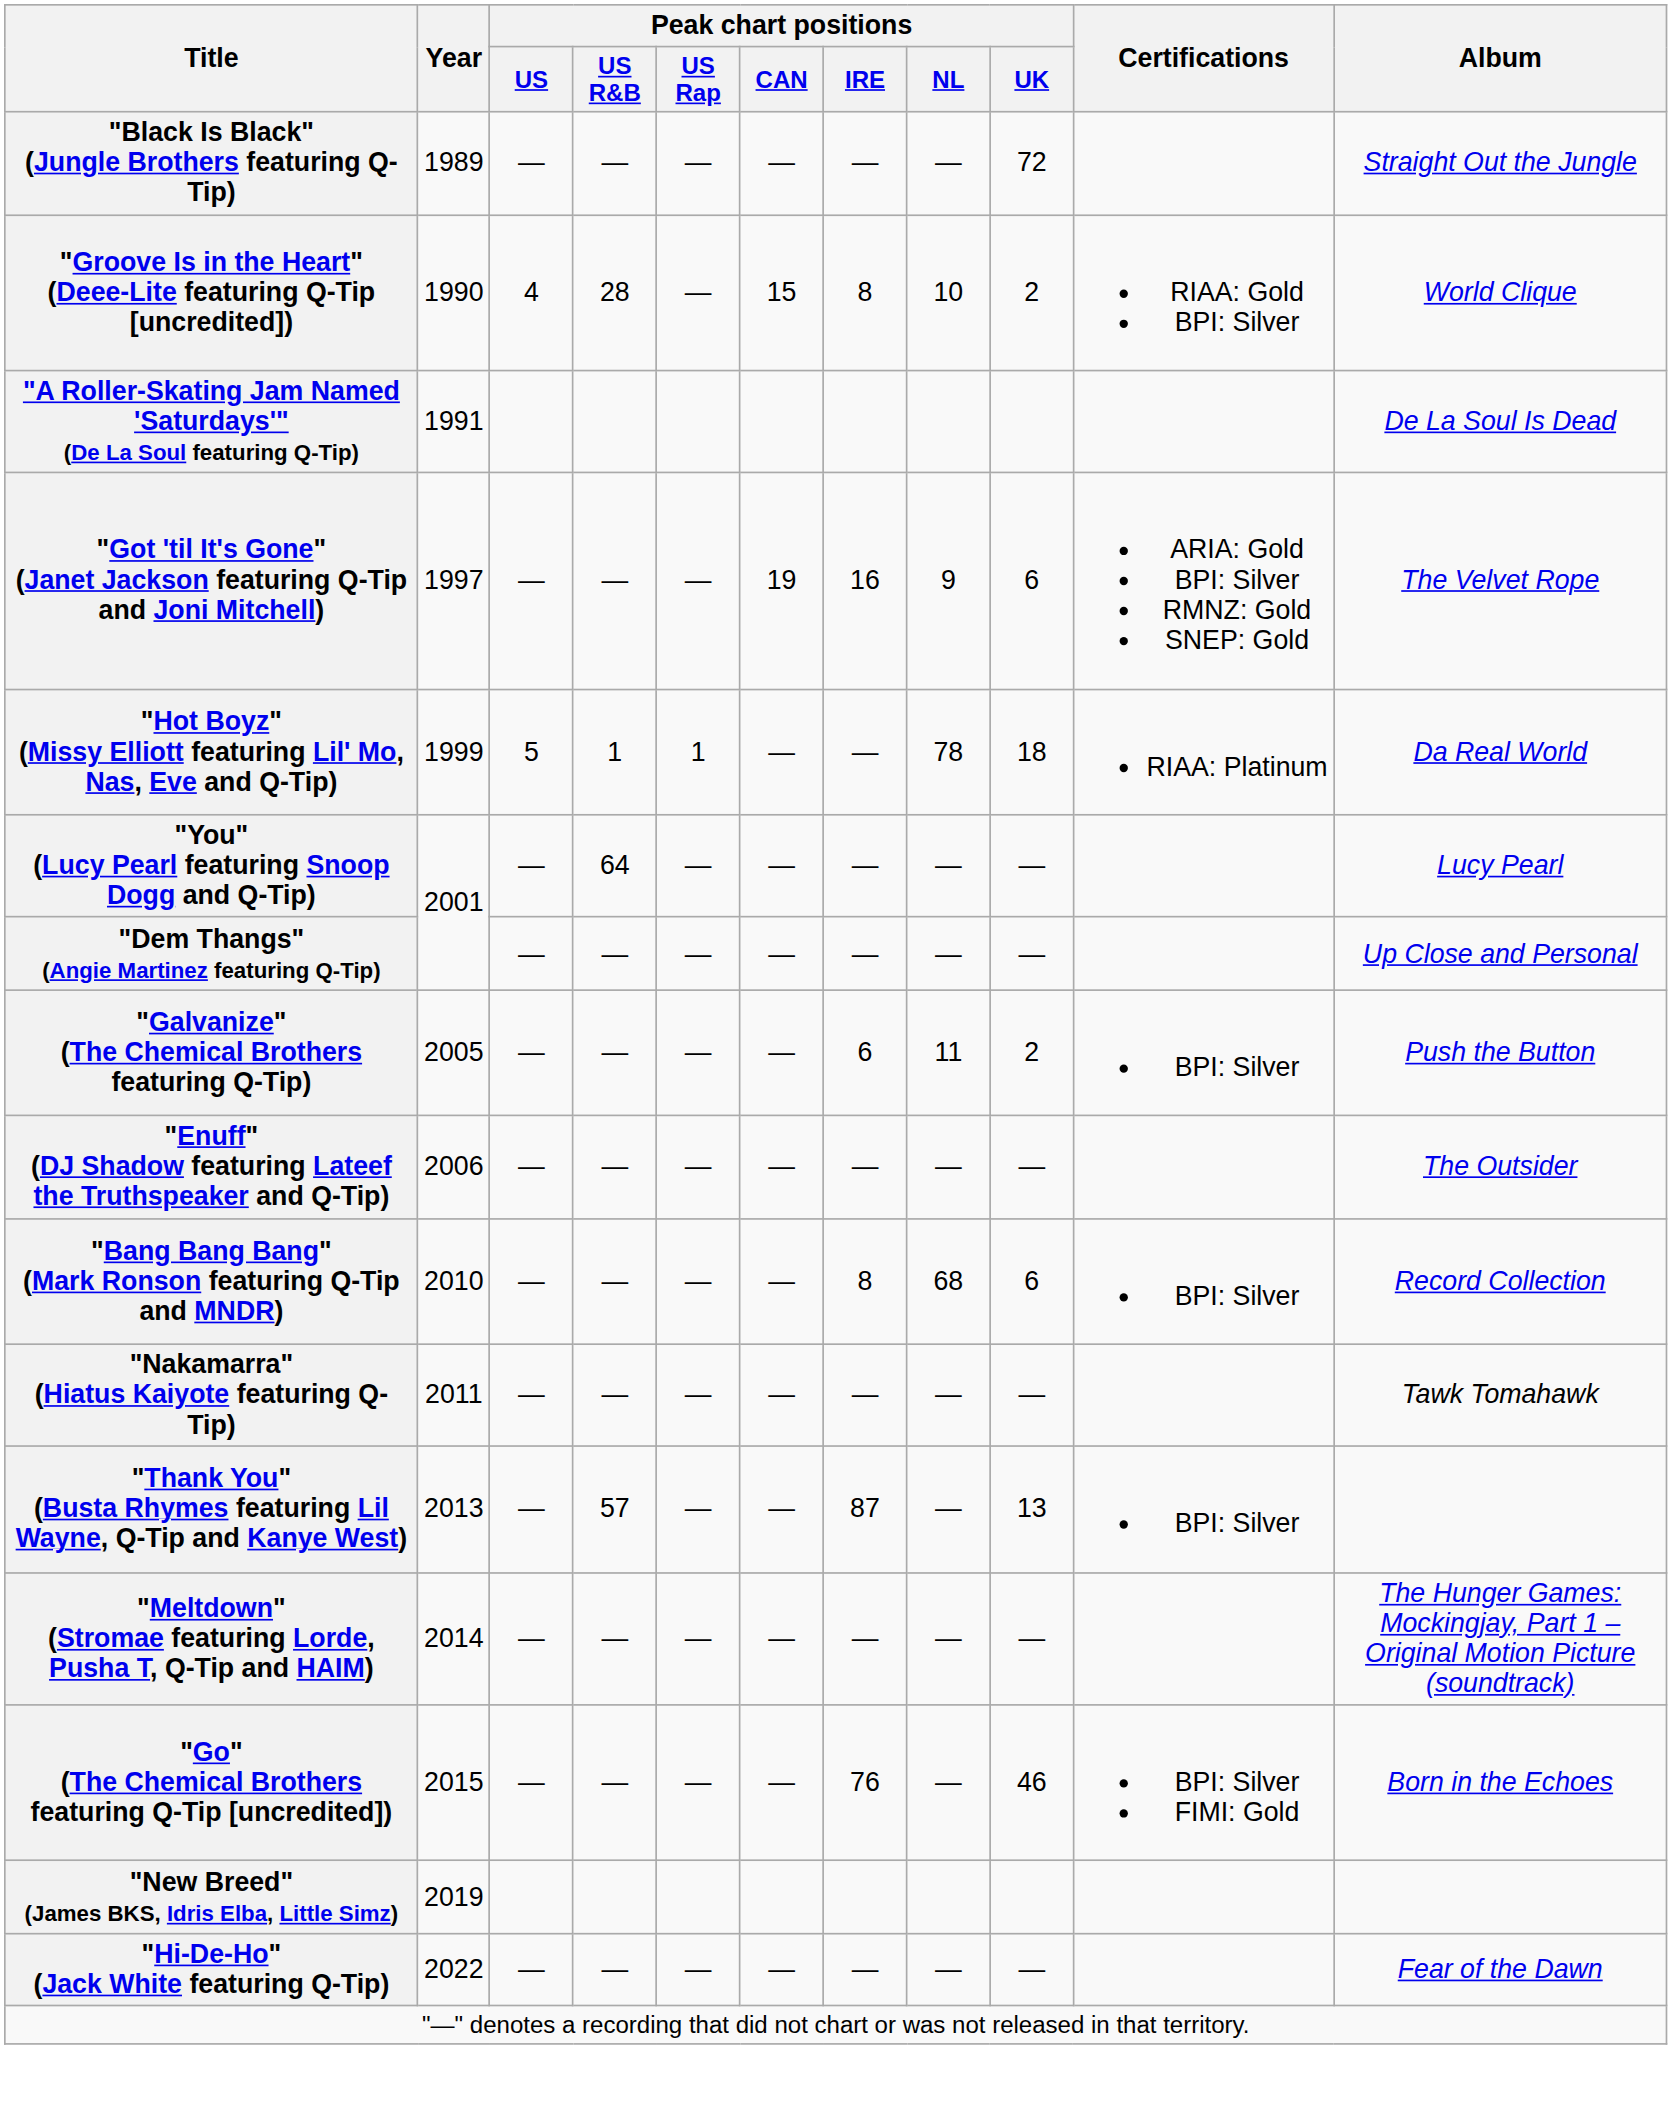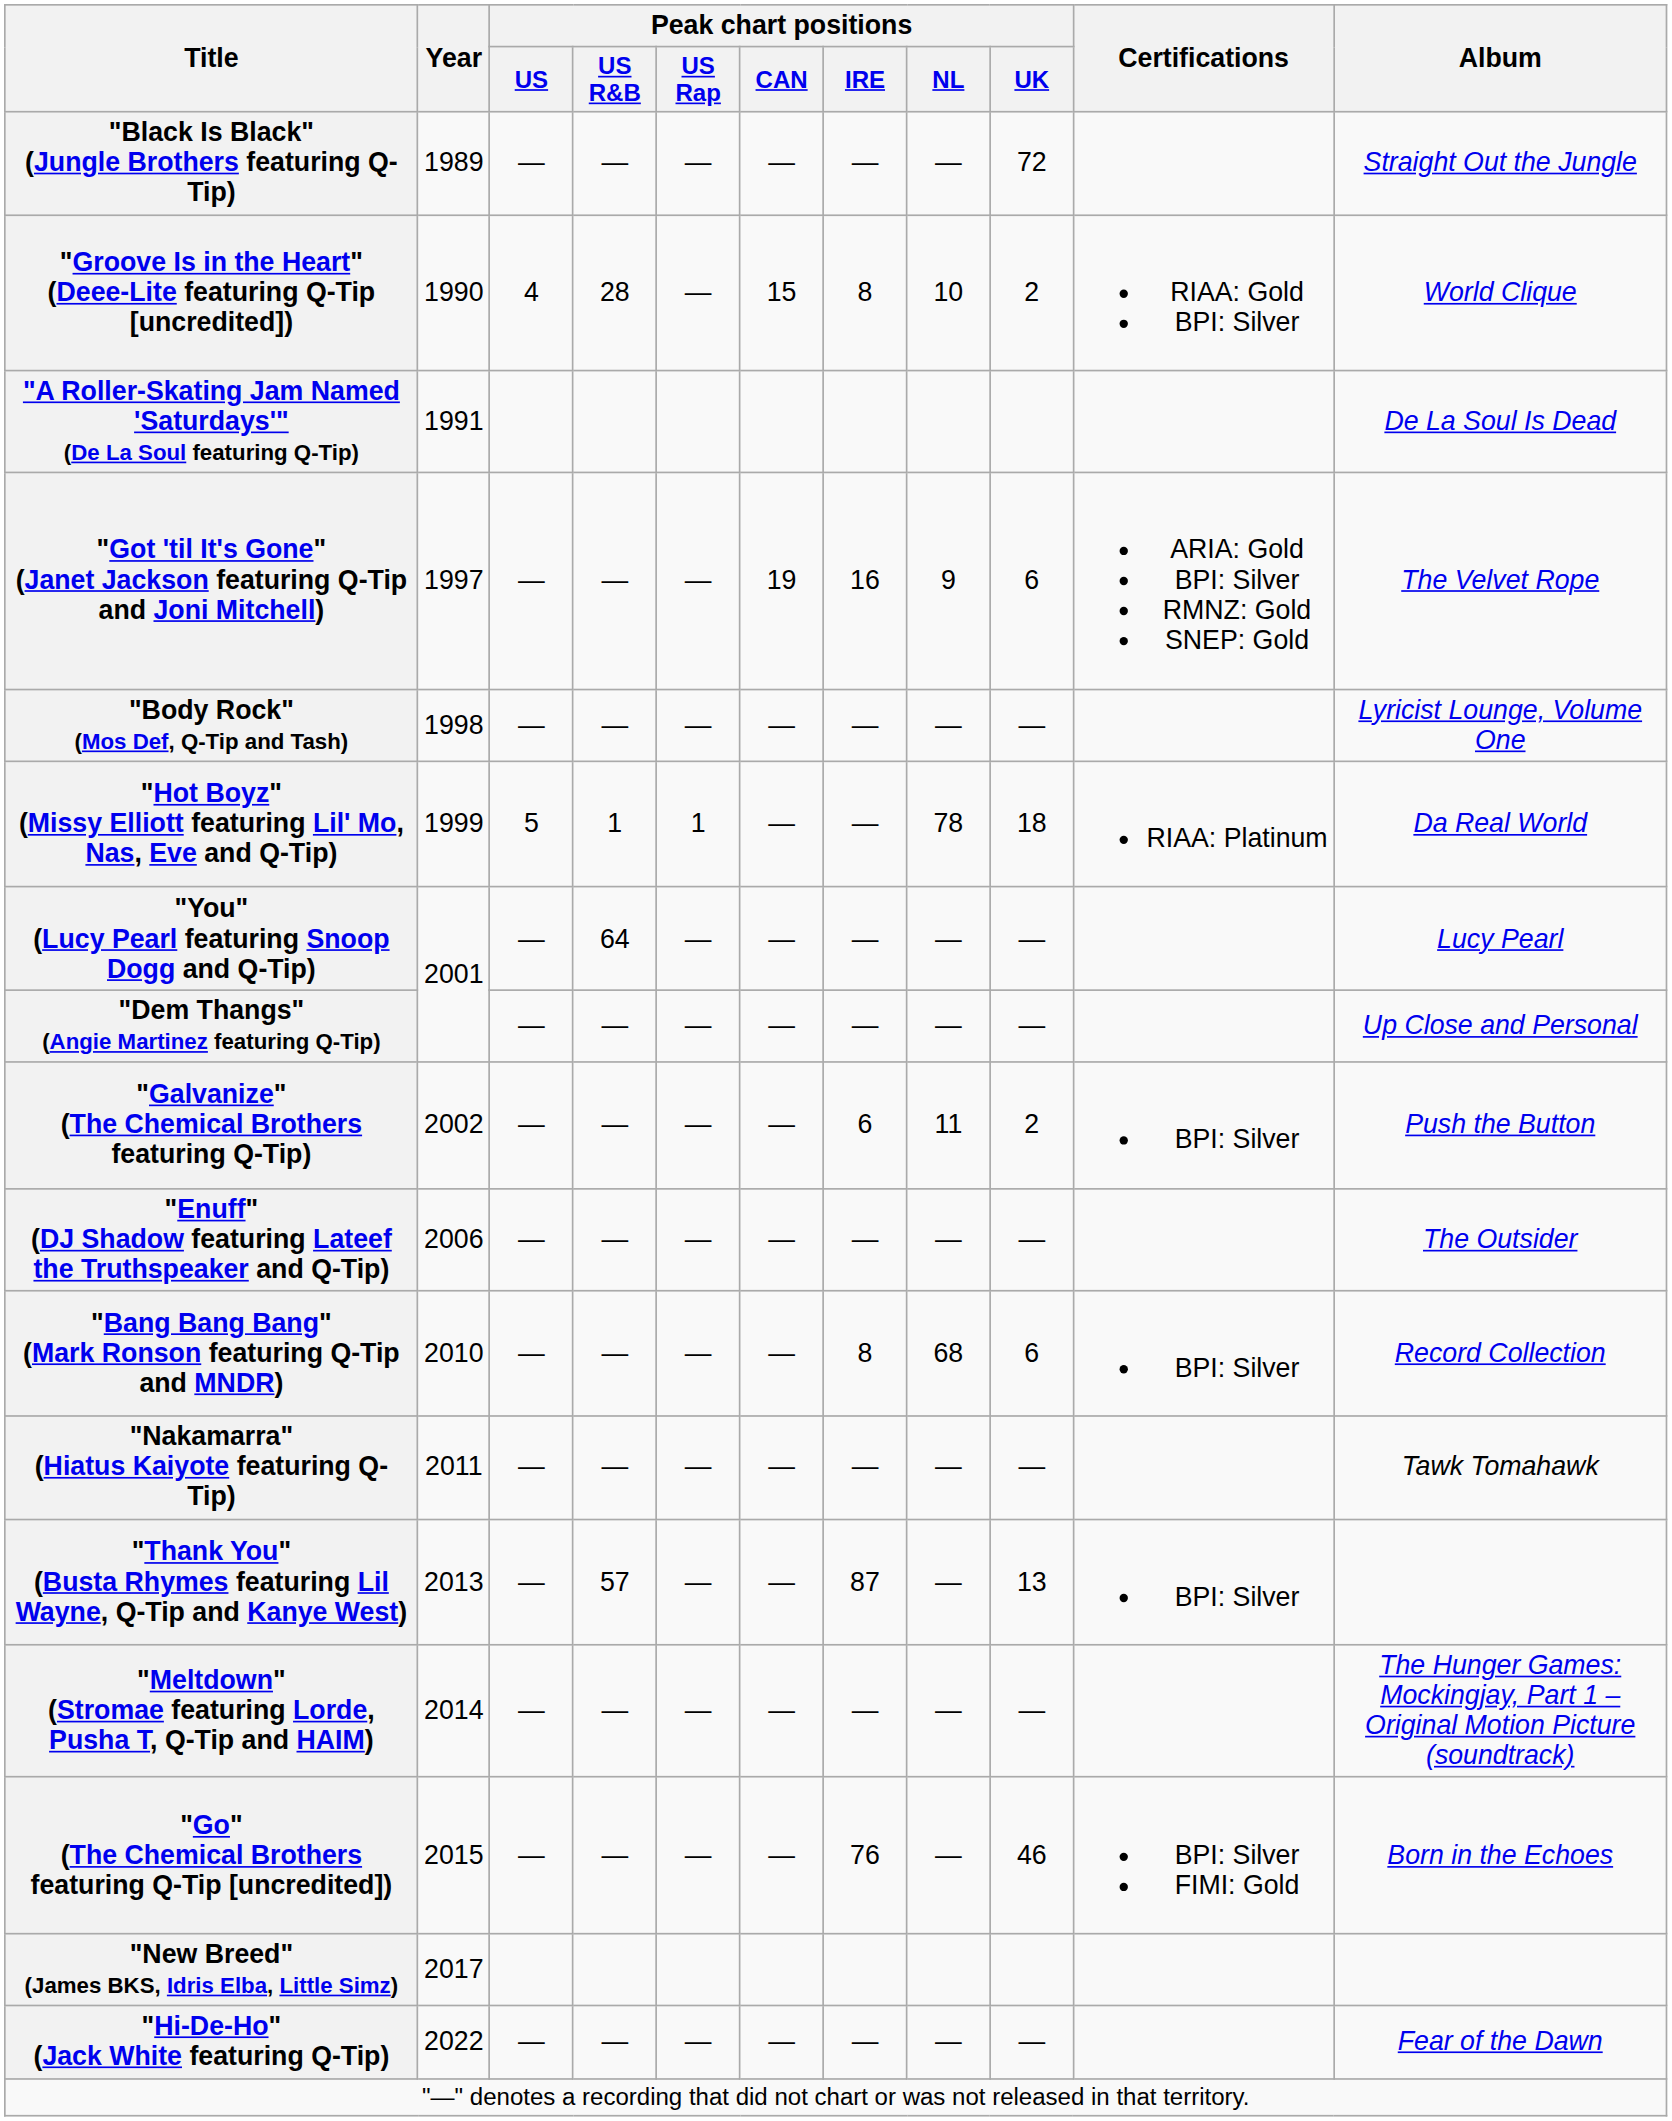+ row: (211, 724)
(454, 1052) 2005 -> (454, 1124) 2002
(454, 1896) 2019 -> (454, 1969) 2017
